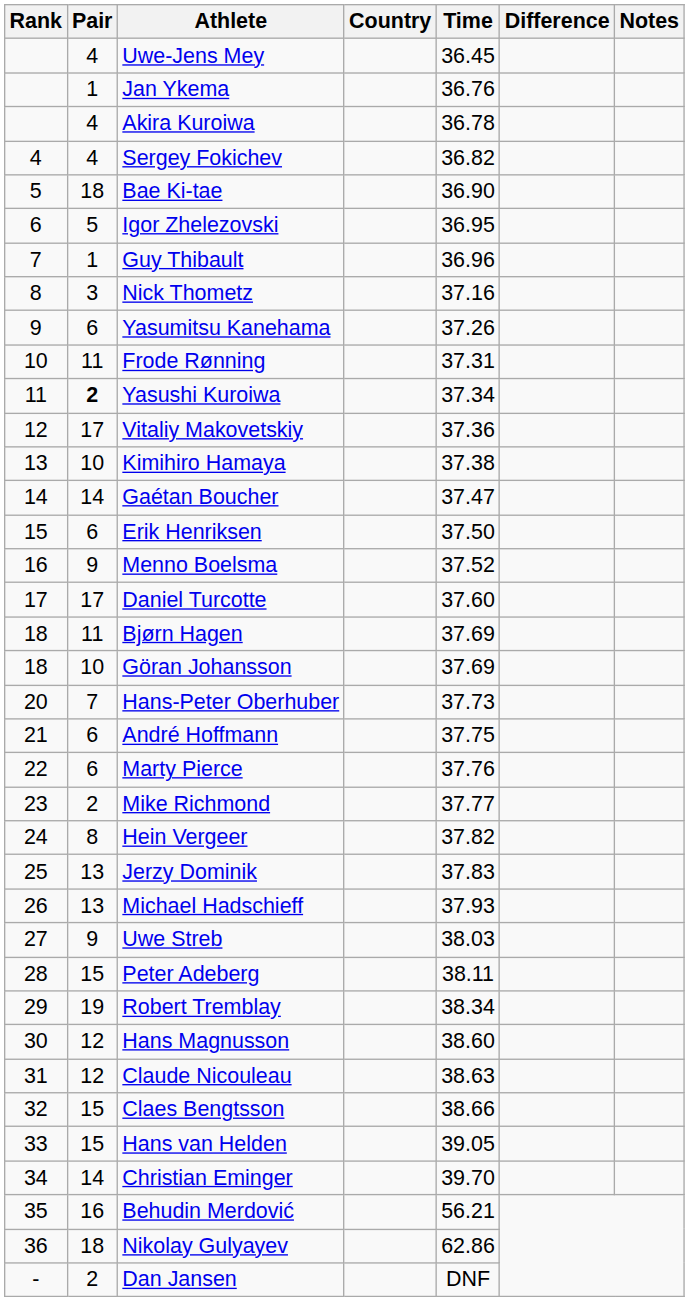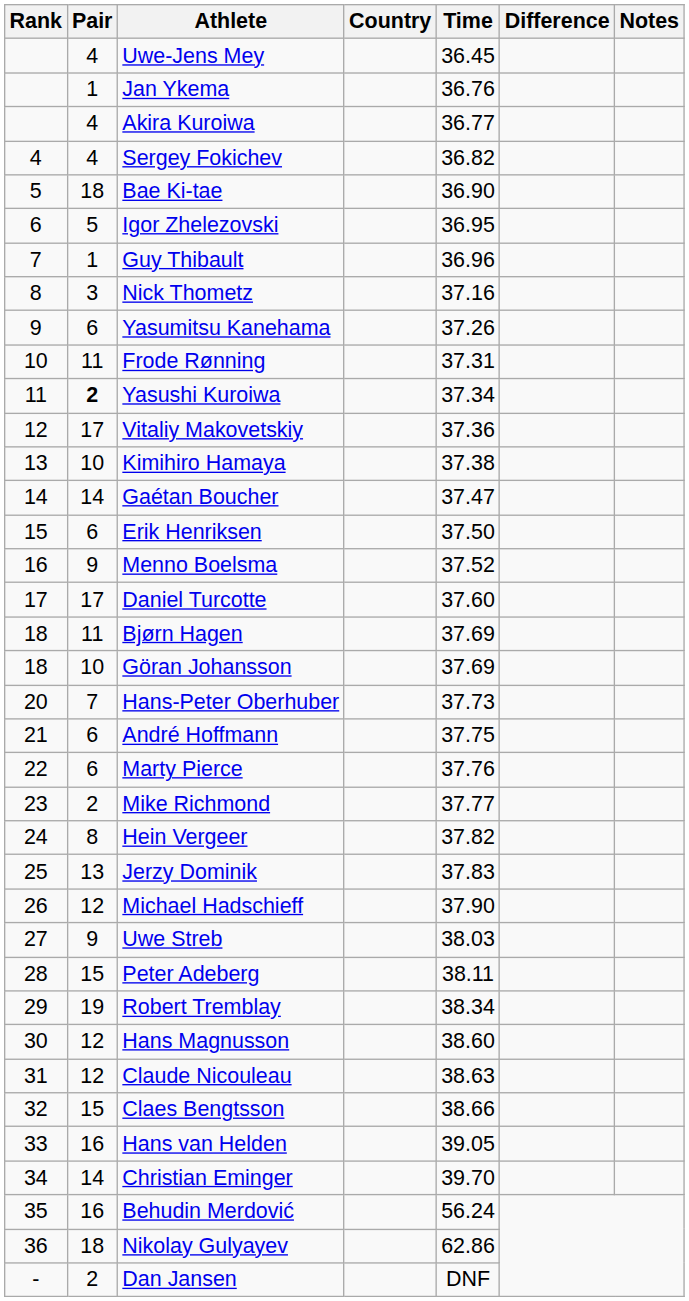(468, 123) 36.78 -> (468, 123) 36.77
(92, 905) 13 -> (92, 905) 12
(468, 905) 37.93 -> (468, 905) 37.90
(92, 1143) 15 -> (92, 1143) 16
(468, 1211) 56.21 -> (468, 1211) 56.24
